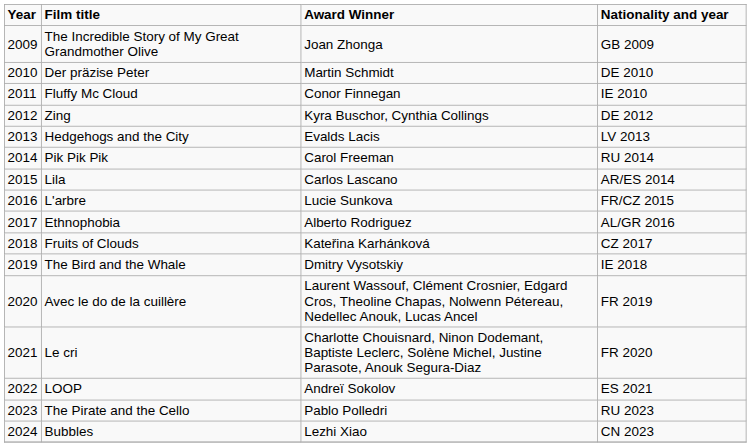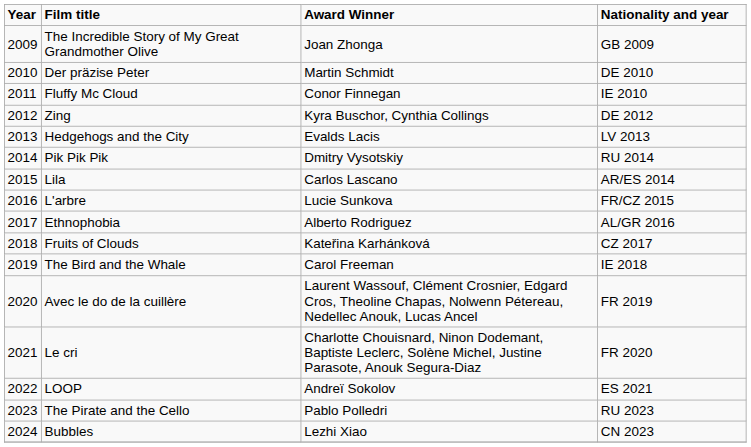(349, 158) Carol Freeman -> (354, 158) Dmitry Vysotskiy
(354, 264) Dmitry Vysotskiy -> (349, 264) Carol Freeman
